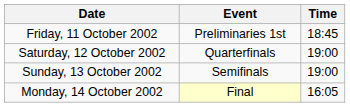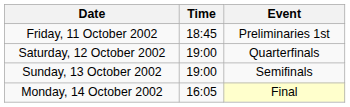columns swapped: (323, 14) <-> (240, 14)
